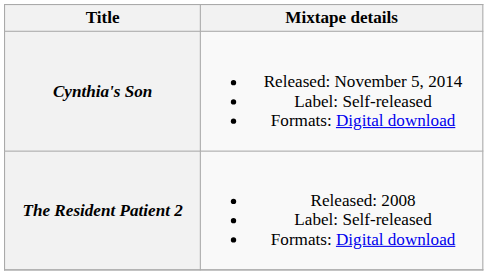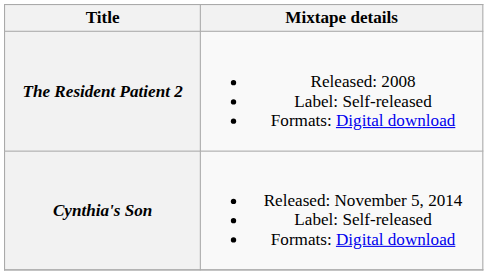rows swapped: (103, 210) <-> (103, 91)
